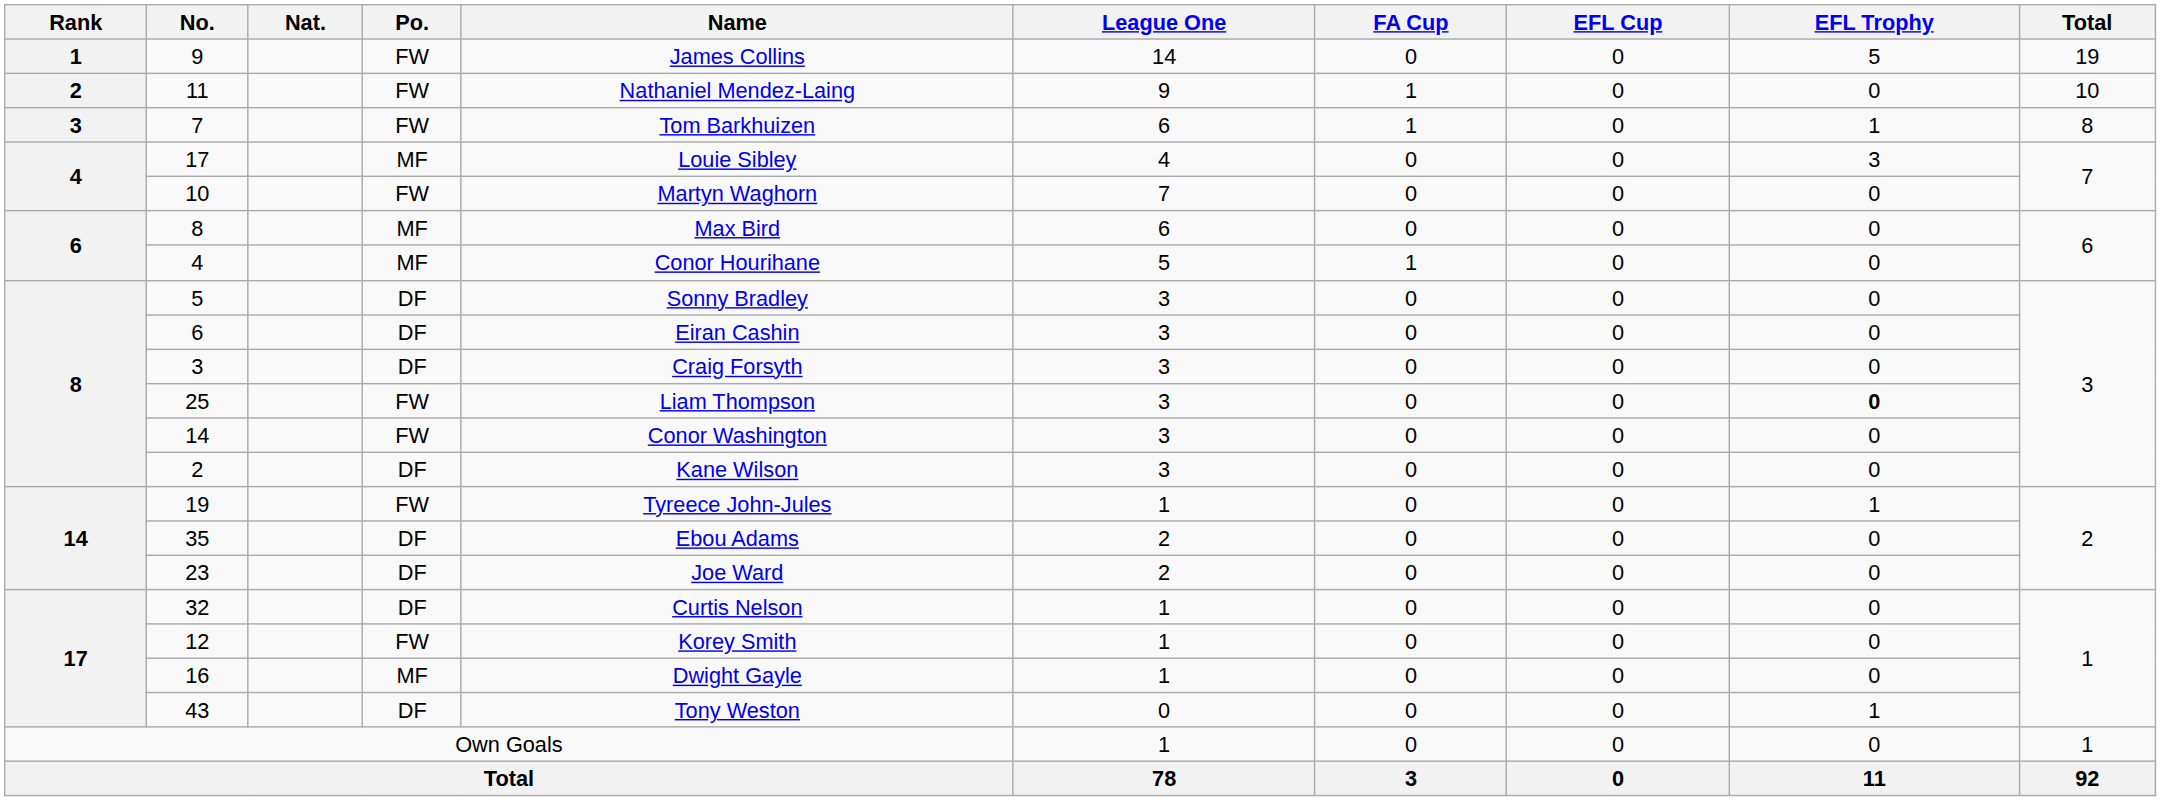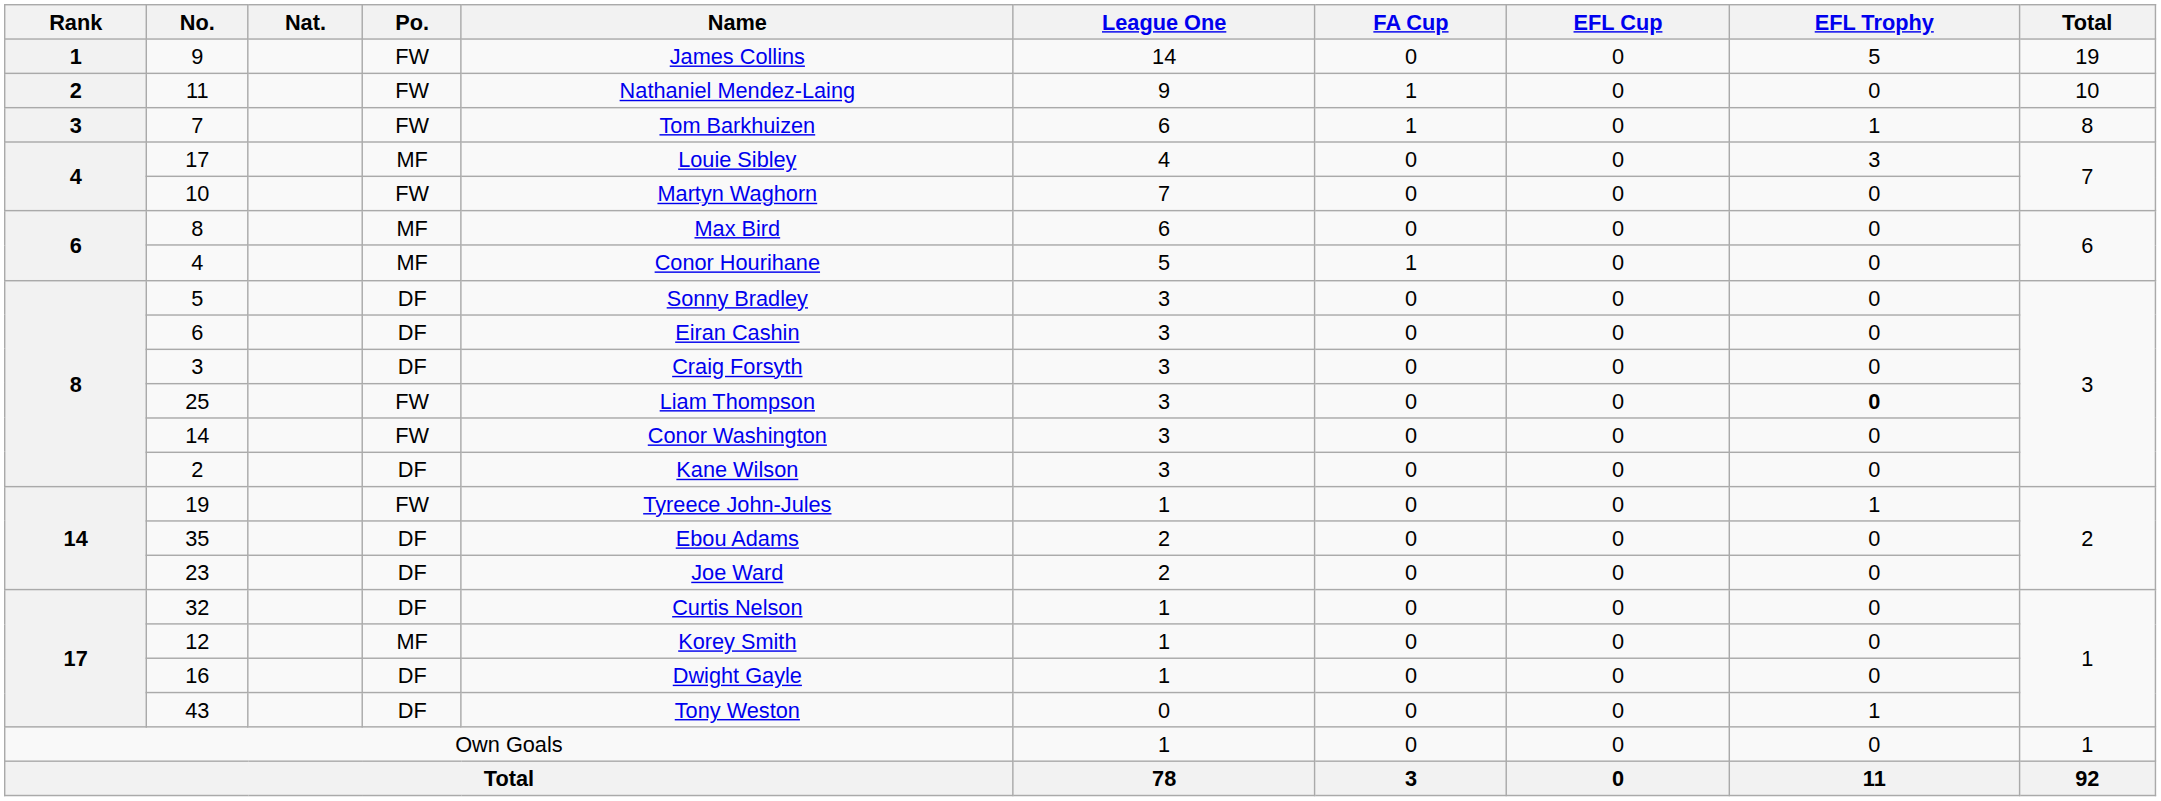(412, 641) FW -> (412, 641) MF
(412, 676) MF -> (412, 676) DF
